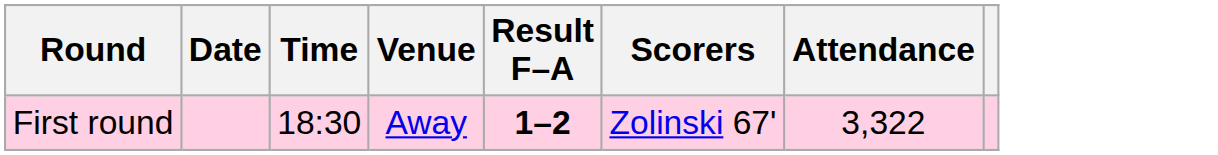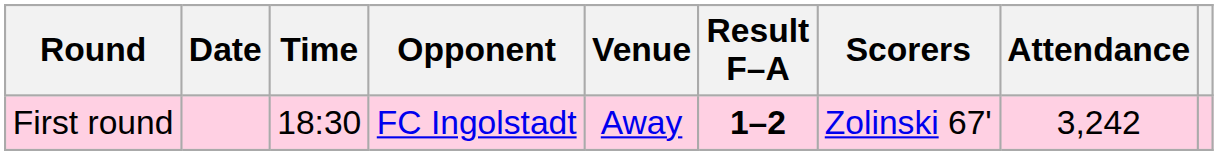+ column: (477, 50)
(883, 122) 3,322 -> (1099, 122) 3,242
